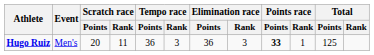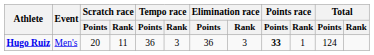(330, 43) 125 -> (330, 43) 124
